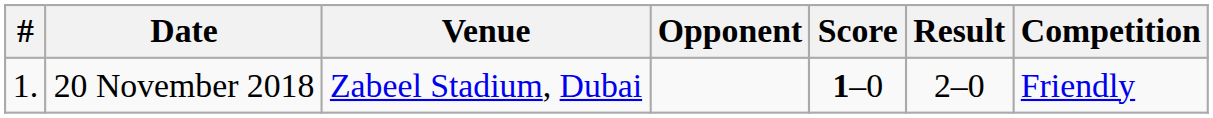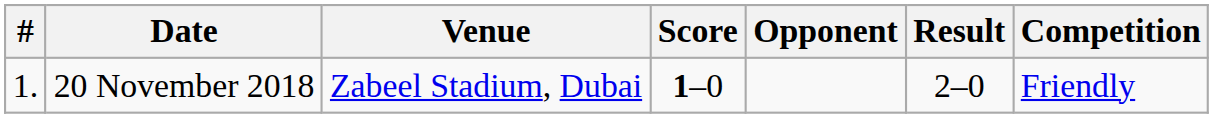columns swapped: (730, 31) <-> (858, 31)
